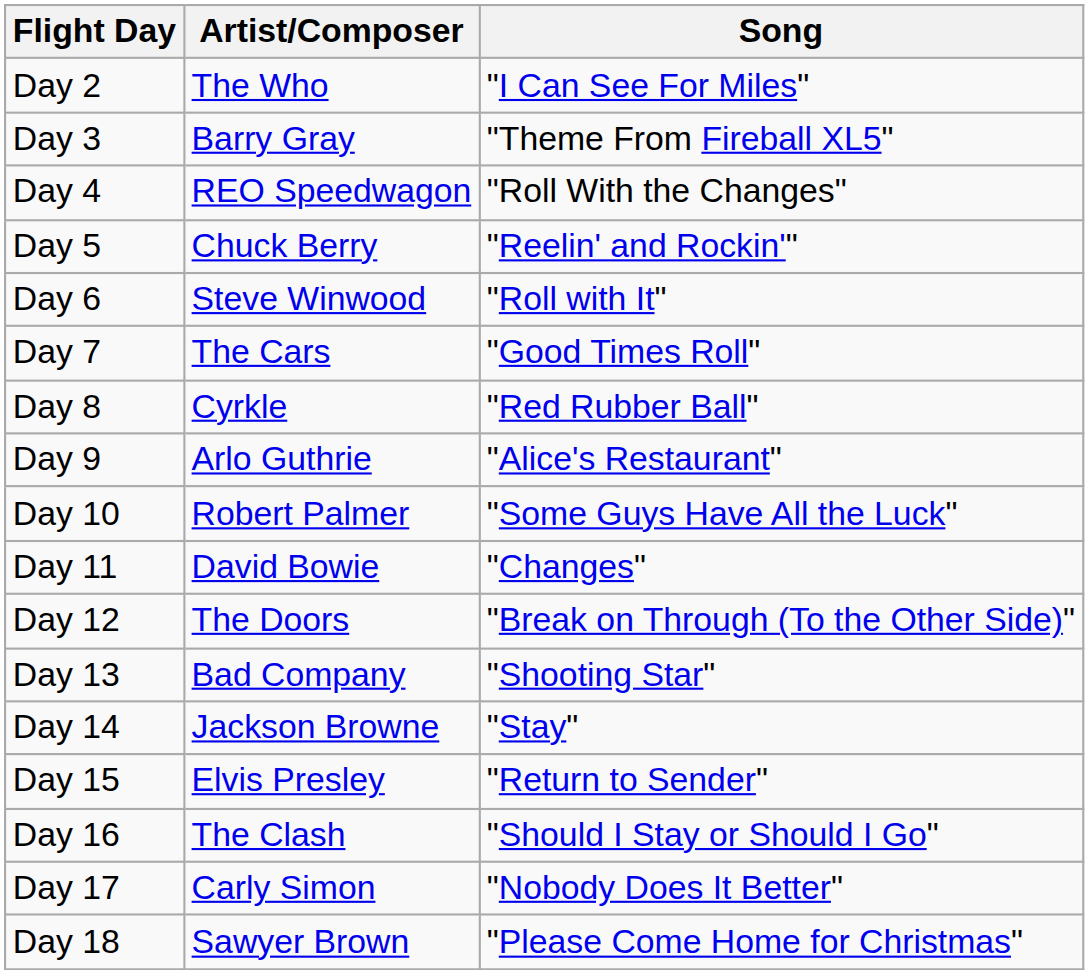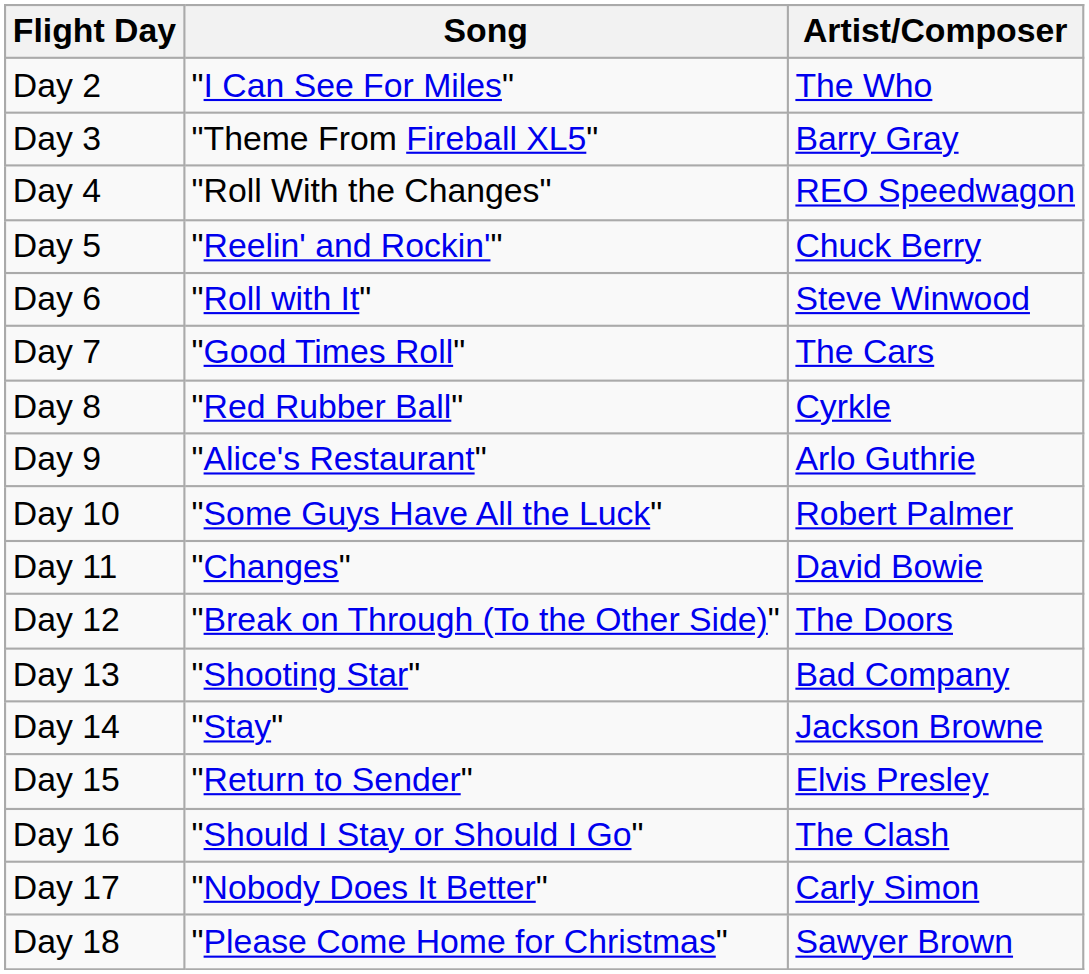columns swapped: (781, 31) <-> (331, 31)
